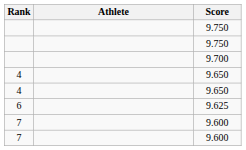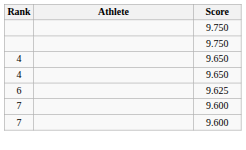- row: (19, 59)
